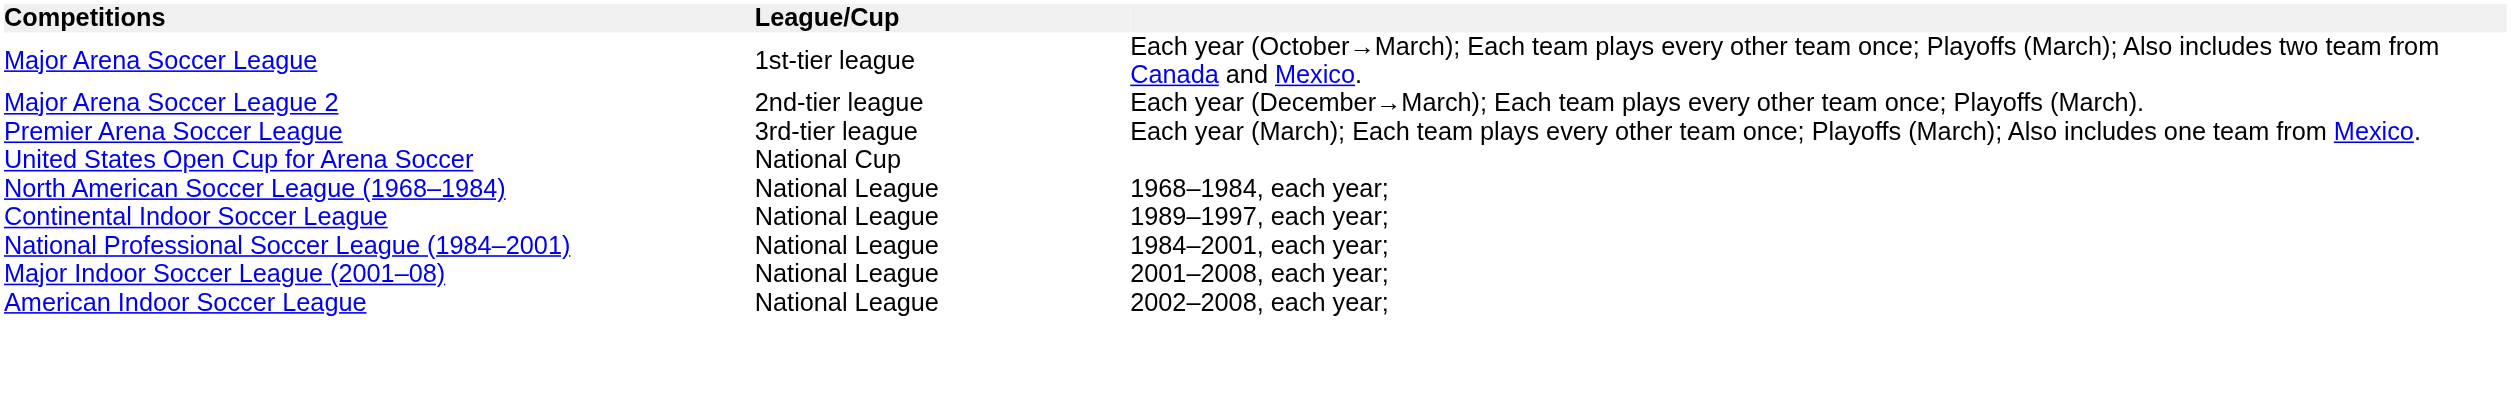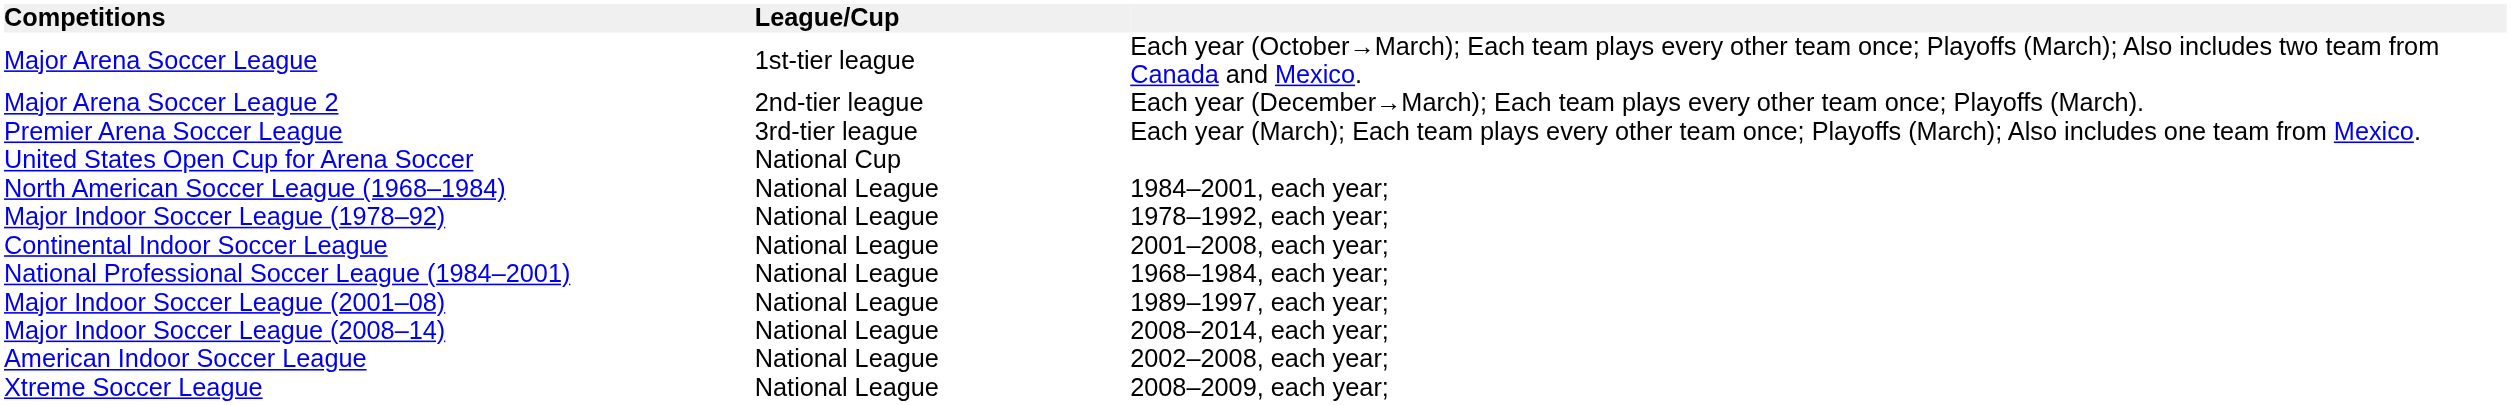(1260, 188) 1968–1984, each year; -> (1260, 188) 1984–2001, each year;
+ row: (225, 217)
(1260, 217) 1989–1997, each year; -> (1260, 245) 2001–2008, each year;
(1260, 245) 1984–2001, each year; -> (1260, 273) 1968–1984, each year;
(1260, 273) 2001–2008, each year; -> (1260, 302) 1989–1997, each year;
+ row: (225, 330)
+ row: (133, 387)
